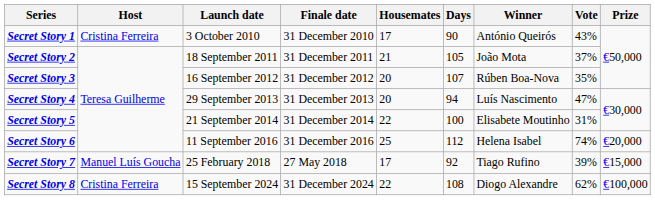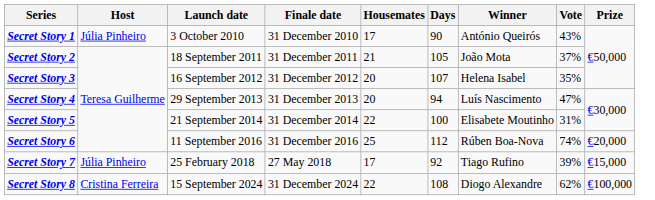(119, 36) Cristina Ferreira -> (113, 36) Júlia Pinheiro
(518, 78) Rúben Boa-Nova -> (493, 78) Helena Isabel
(509, 141) Helena Isabel -> (502, 141) Rúben Boa-Nova
(130, 163) Manuel Luís Goucha -> (113, 163) Júlia Pinheiro
